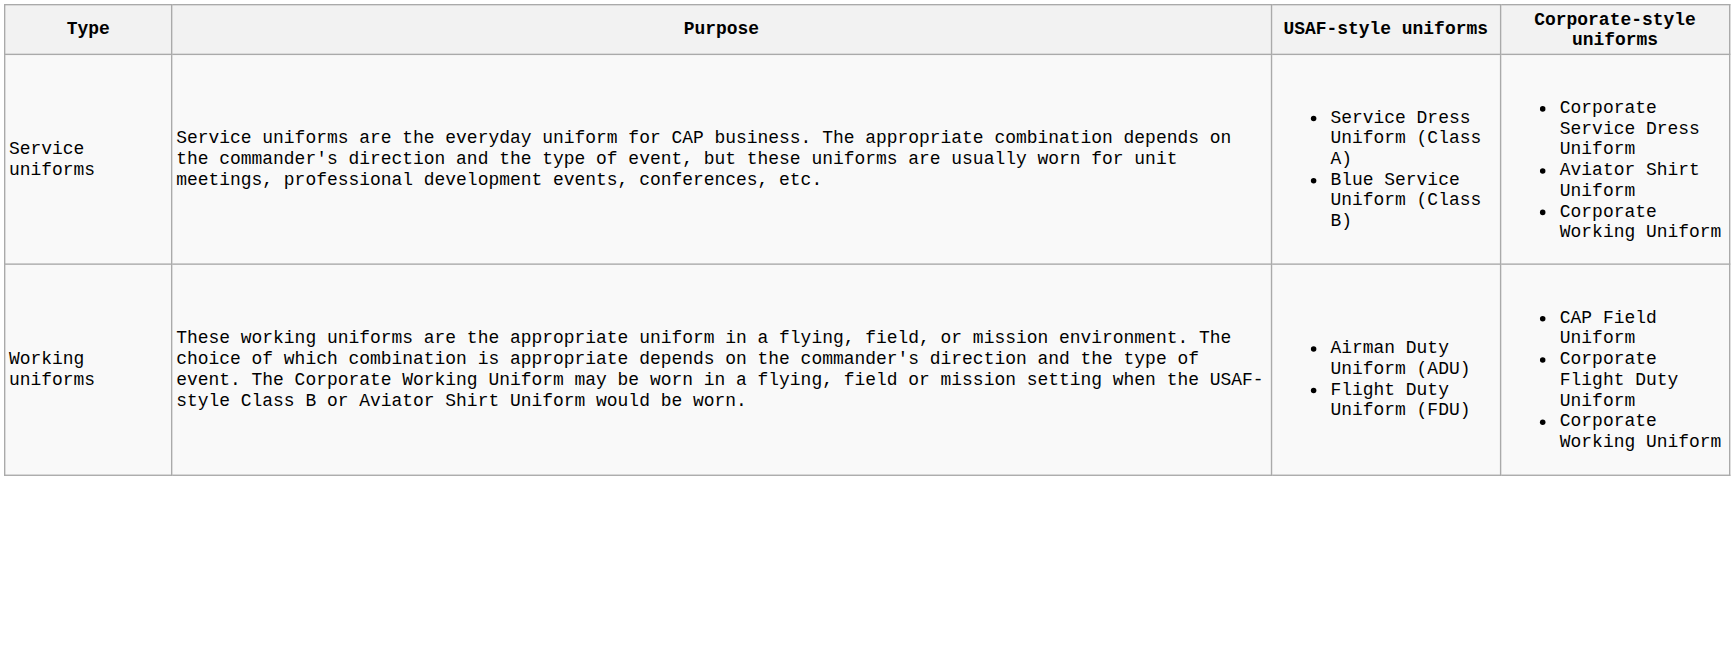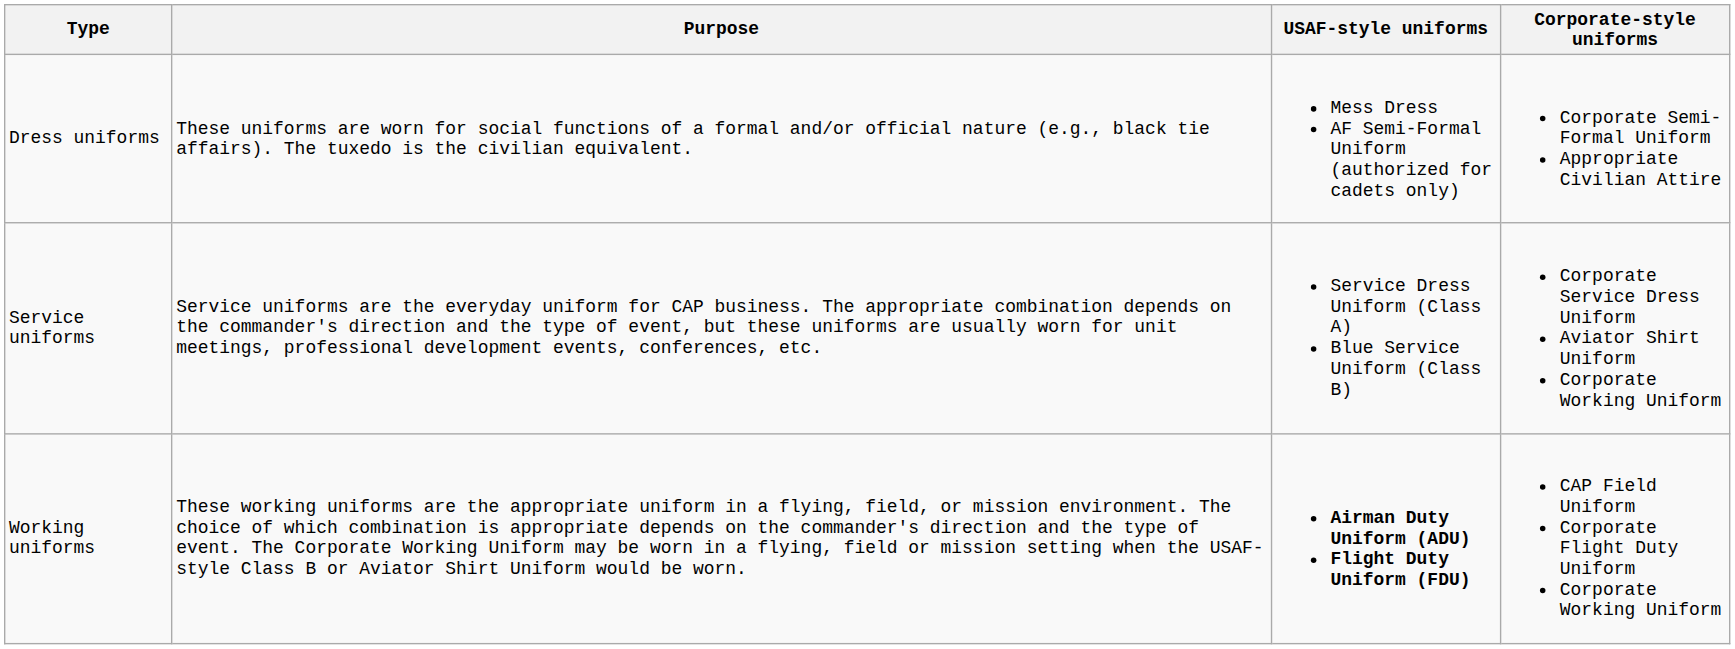+ row: (84, 139)
(1386, 380) normal -> (1386, 549) bold
